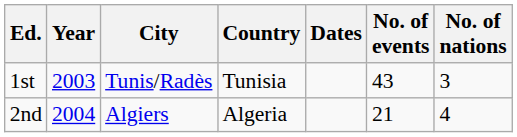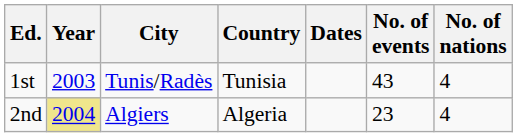(445, 80) 3 -> (445, 80) 4
(74, 114) no background -> (74, 114) khaki background
(383, 114) 21 -> (383, 114) 23
